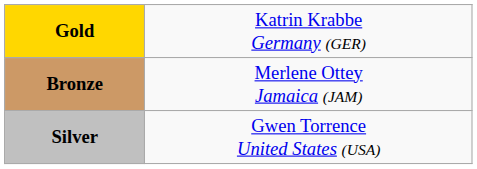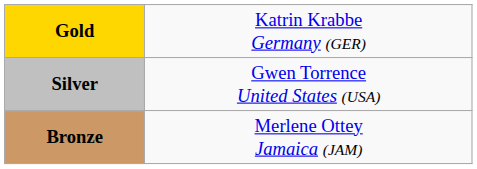rows swapped: (75, 136) <-> (75, 83)
